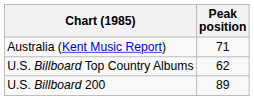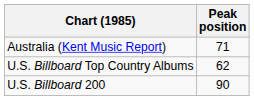(223, 85) 89 -> (223, 85) 90
